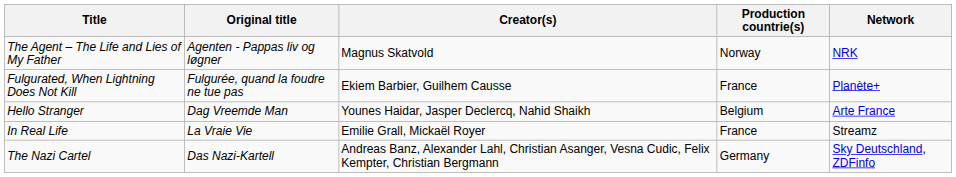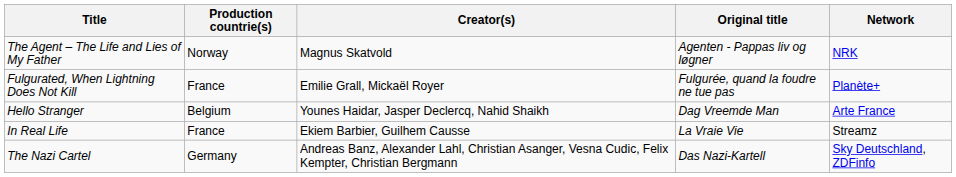columns swapped: (262, 20) <-> (773, 20)
(426, 85) Ekiem Barbier, Guilhem Causse -> (372, 85) Emilie Grall, Mickaël Royer
(413, 130) Emilie Grall, Mickaël Royer -> (385, 130) Ekiem Barbier, Guilhem Causse
